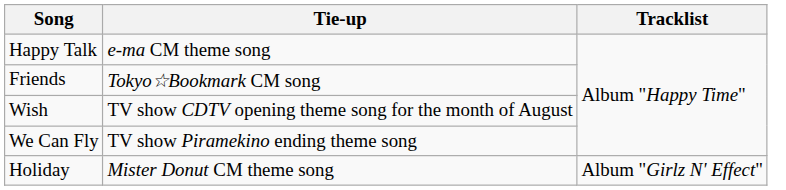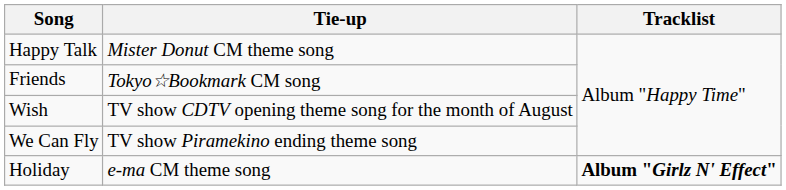(189, 49) e-ma CM theme song -> (221, 49) Mister Donut CM theme song
(221, 170) Mister Donut CM theme song -> (189, 170) e-ma CM theme song
(672, 170) normal -> (679, 170) bold
